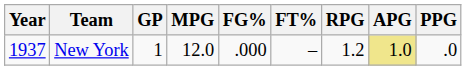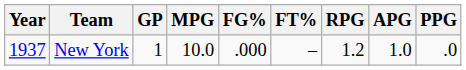(198, 50) 12.0 -> (198, 50) 10.0
(400, 50) khaki background -> (400, 50) no background
